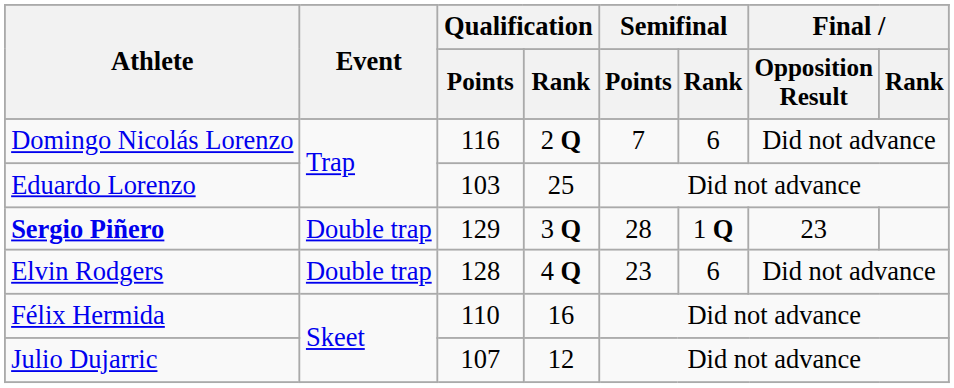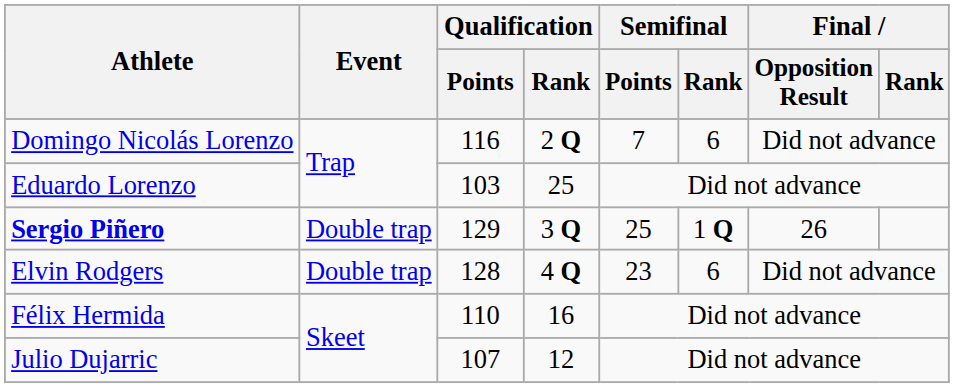(638, 228) 28 -> (638, 228) 25
(814, 228) 23 -> (814, 228) 26
